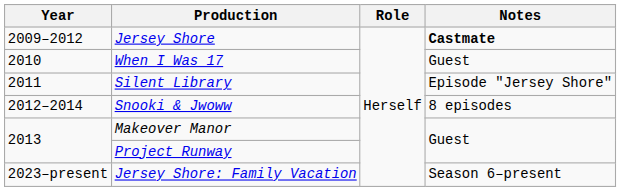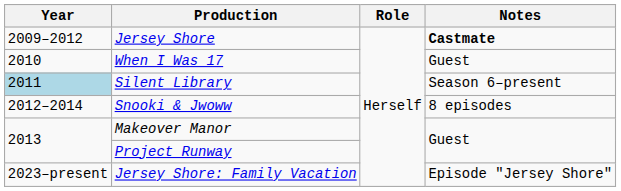(25, 84) no background -> (25, 84) lightblue background
(520, 84) Episode "Jersey Shore" -> (495, 84) Season 6–present
(495, 175) Season 6–present -> (520, 175) Episode "Jersey Shore"
